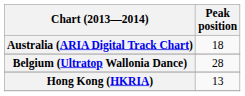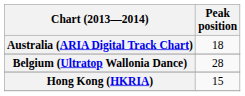(218, 81) 13 -> (218, 81) 15
